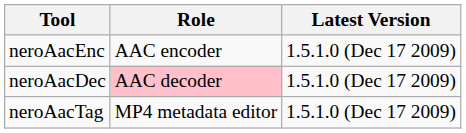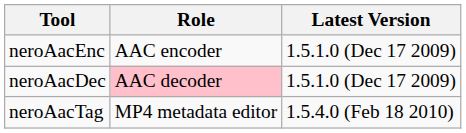(371, 111) 1.5.1.0 (Dec 17 2009) -> (370, 111) 1.5.4.0 (Feb 18 2010)
